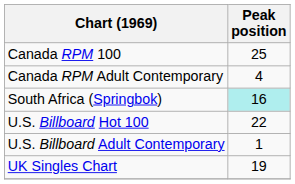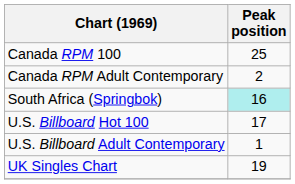(259, 76) 4 -> (259, 76) 2
(259, 122) 22 -> (259, 122) 17
